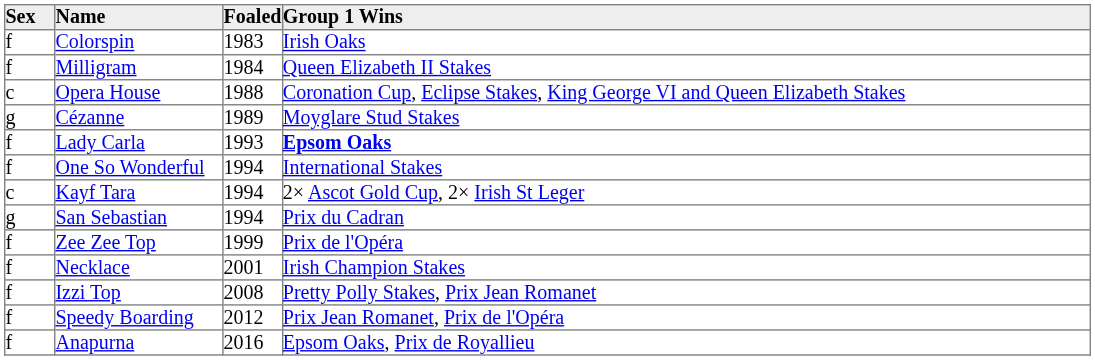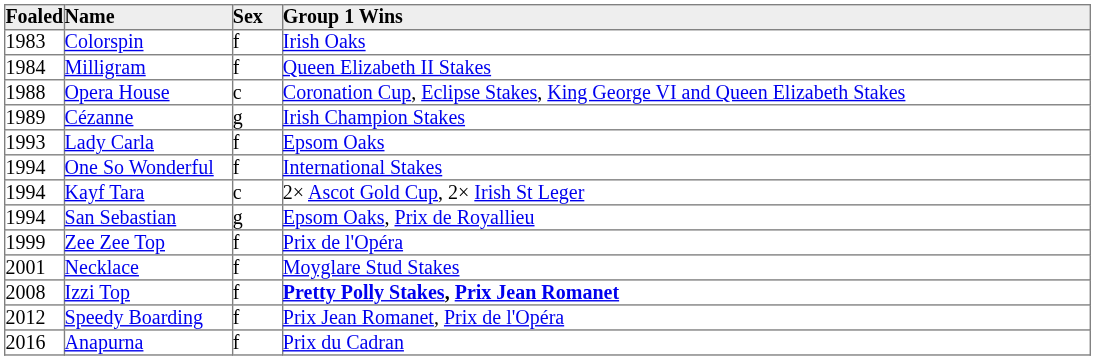columns swapped: (253, 17) <-> (20, 17)
(371, 117) Moyglare Stud Stakes -> (374, 117) Irish Champion Stakes
(337, 142) bold -> (334, 142) normal
(343, 217) Prix du Cadran -> (409, 217) Epsom Oaks, Prix de Royallieu
(374, 267) Irish Champion Stakes -> (371, 267) Moyglare Stud Stakes
(440, 292) normal -> (451, 292) bold
(409, 342) Epsom Oaks, Prix de Royallieu -> (343, 342) Prix du Cadran
